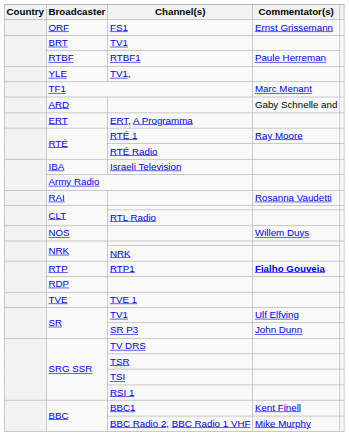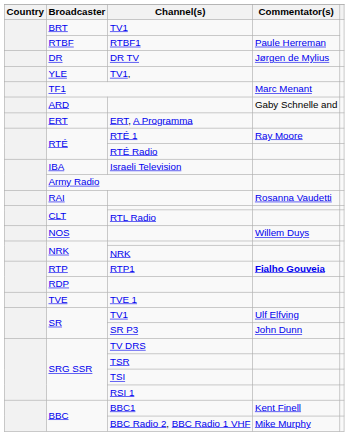- row: (59, 27)
+ row: (56, 58)
